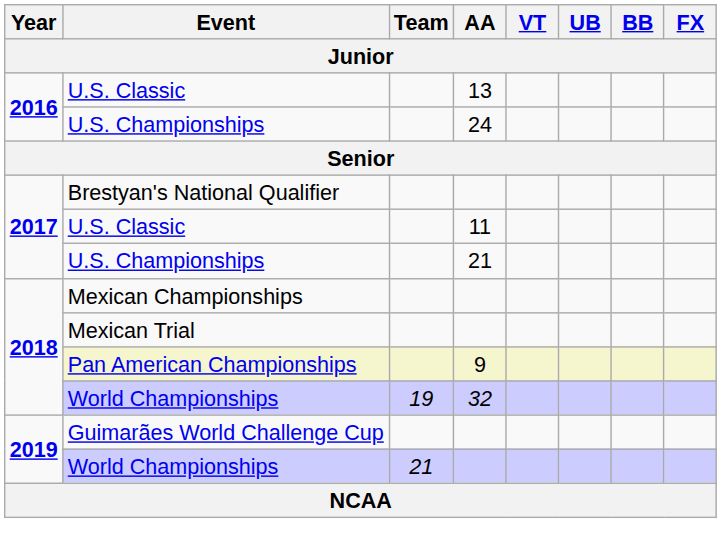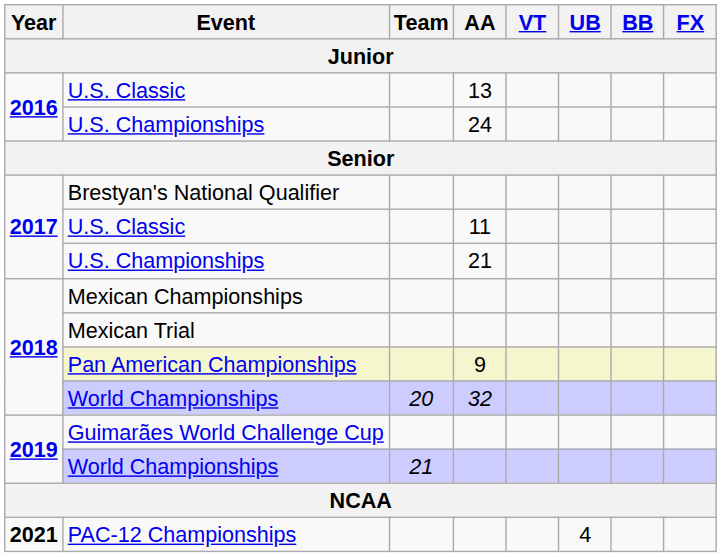(421, 398) 19 -> (421, 398) 20
+ row: (182, 535)
